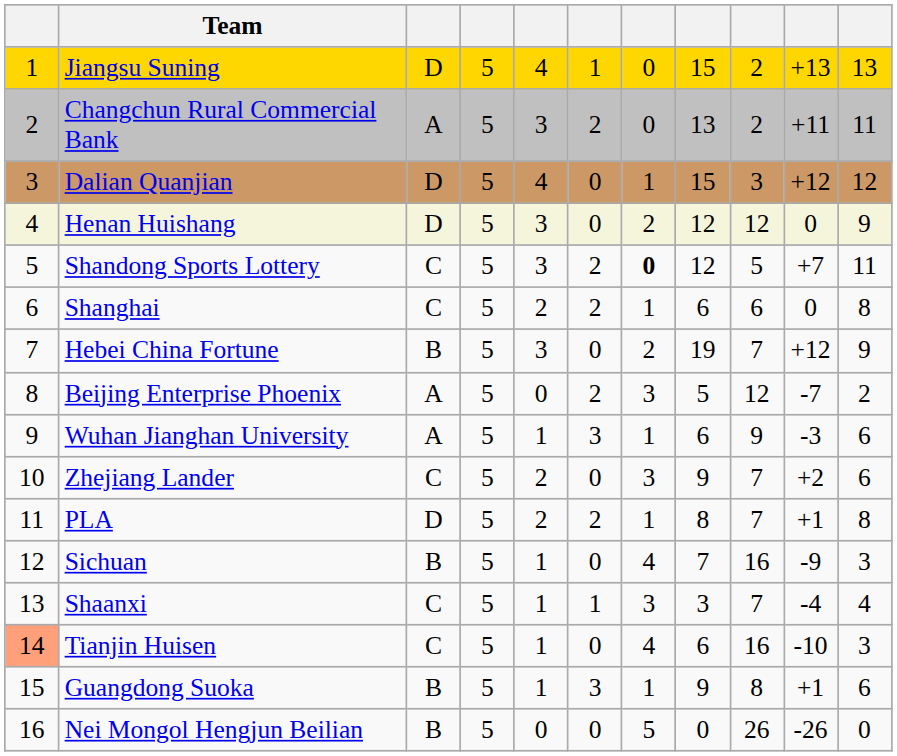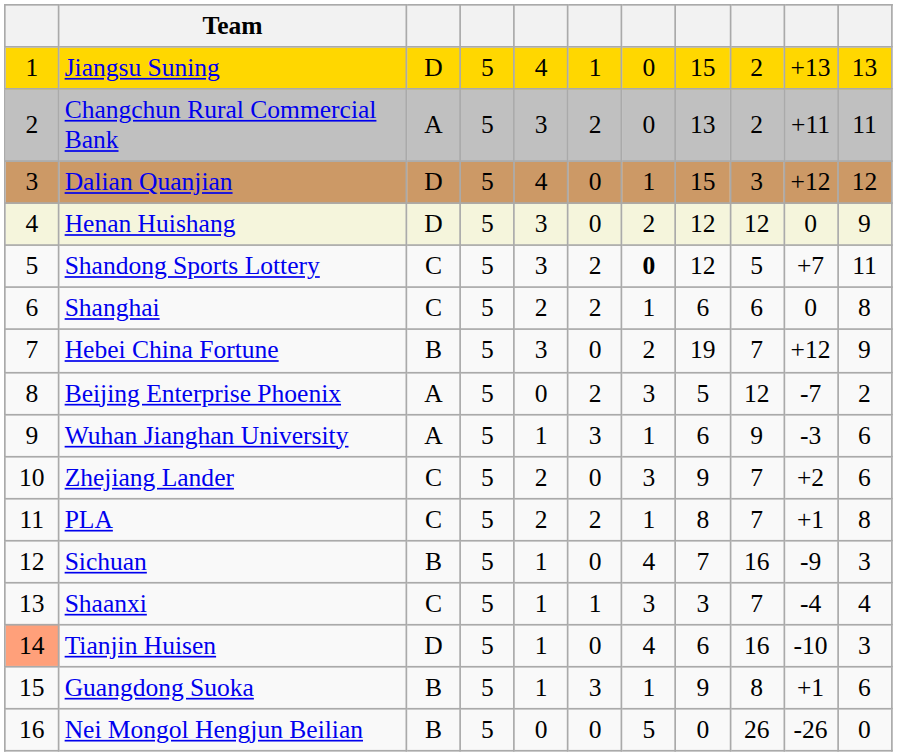(434, 519) D -> (433, 519) C
(433, 645) C -> (434, 645) D
